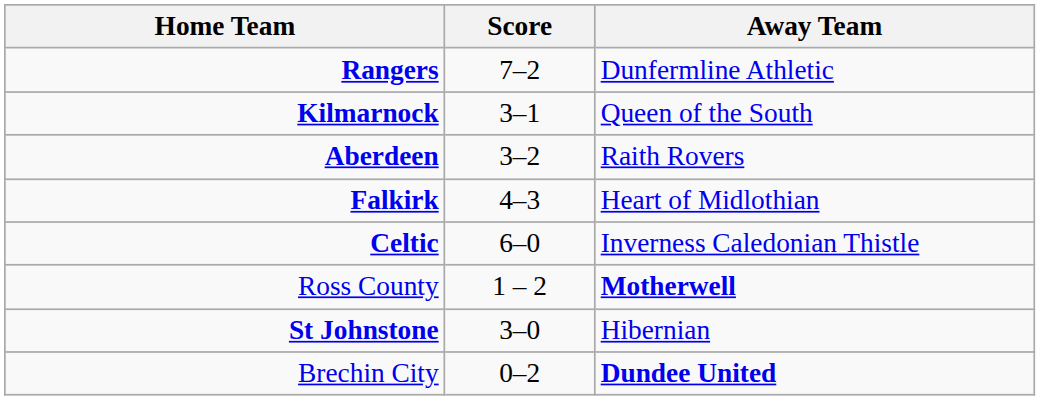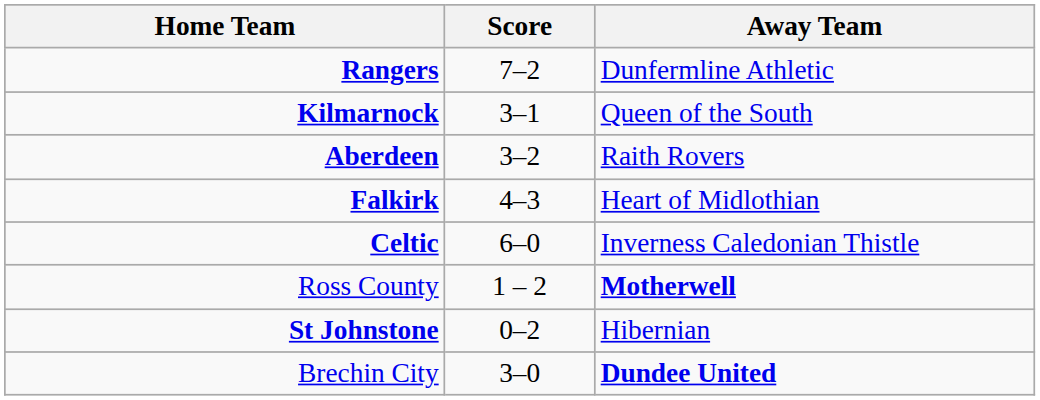(520, 329) 3–0 -> (520, 329) 0–2
(520, 373) 0–2 -> (520, 373) 3–0
